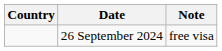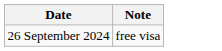- column: (31, 14)
